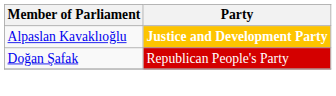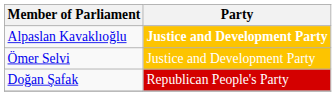+ row: (39, 58)
